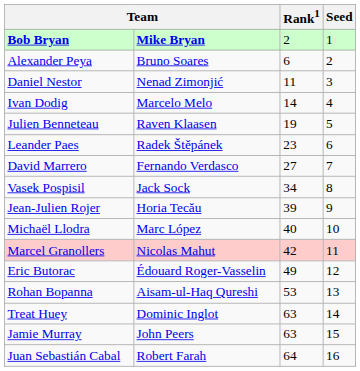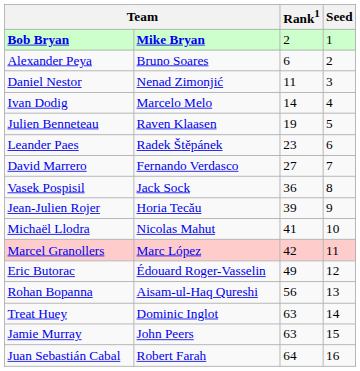(290, 187) 34 -> (290, 187) 36
(169, 229) Marc López -> (176, 229) Nicolas Mahut
(290, 229) 40 -> (290, 229) 41
(176, 250) Nicolas Mahut -> (169, 250) Marc López
(290, 292) 53 -> (290, 292) 56
